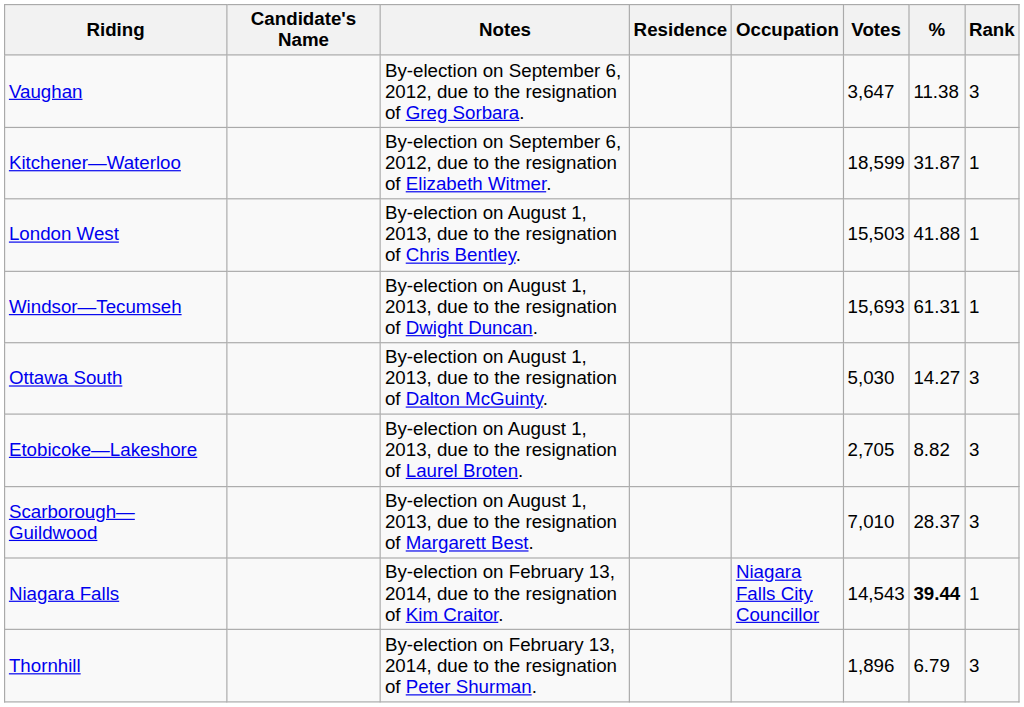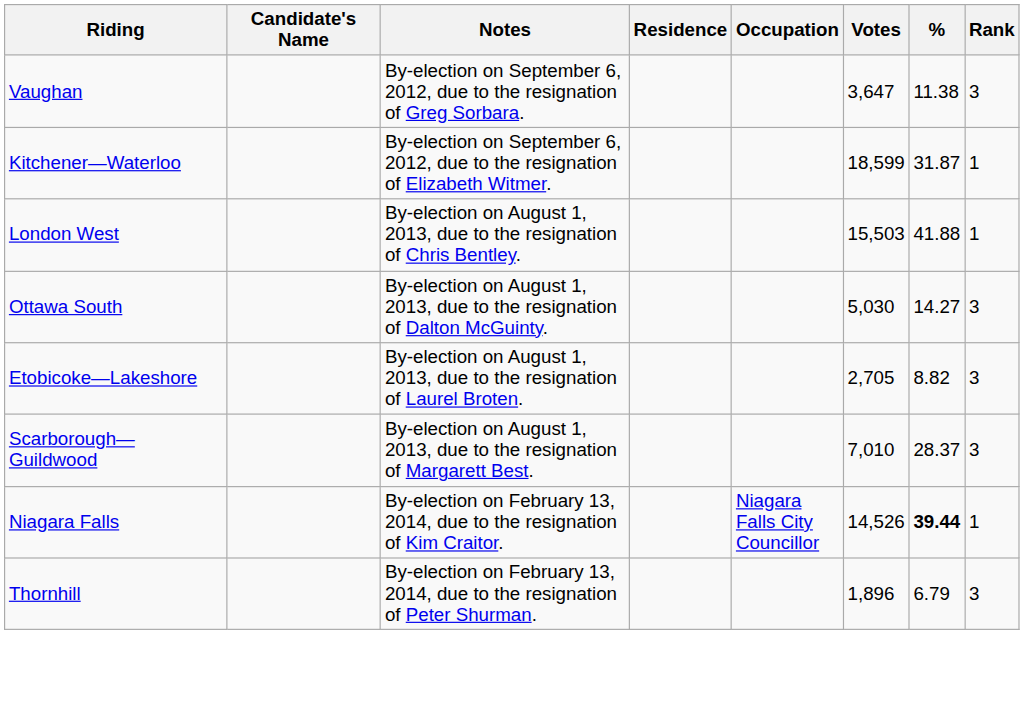- row: (95, 306)
(876, 593) 14,543 -> (876, 522) 14,526
